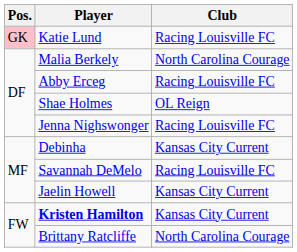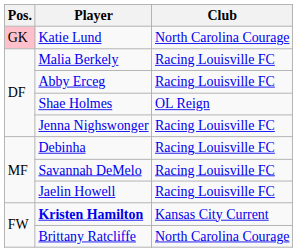(215, 37) Racing Louisville FC -> (222, 37) North Carolina Courage
(222, 59) North Carolina Courage -> (215, 59) Racing Louisville FC
(212, 147) Kansas City Current -> (215, 147) Racing Louisville FC
(212, 192) Kansas City Current -> (215, 192) Racing Louisville FC
